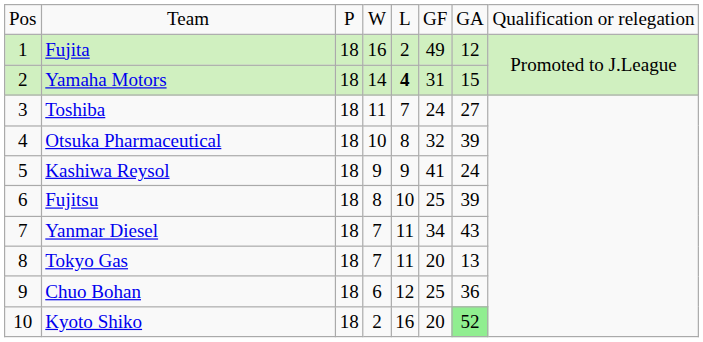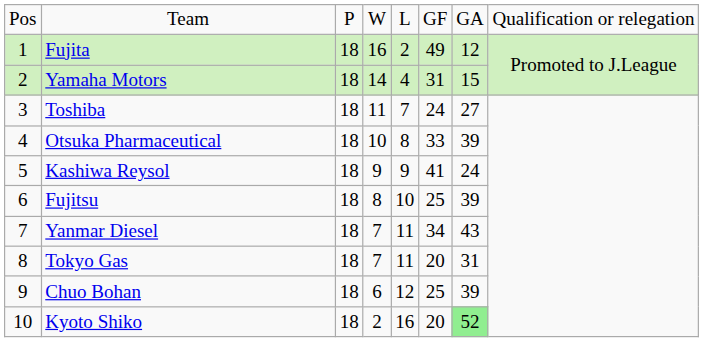(405, 79) bold -> (405, 79) normal
(435, 140) 32 -> (435, 140) 33
(470, 261) 13 -> (470, 261) 31
(470, 291) 36 -> (470, 291) 39
